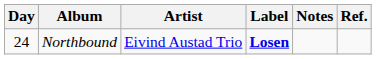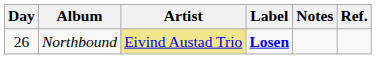(21, 41) 24 -> (21, 41) 26
(183, 41) no background -> (183, 41) khaki background
